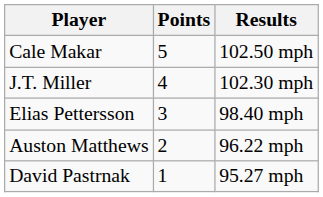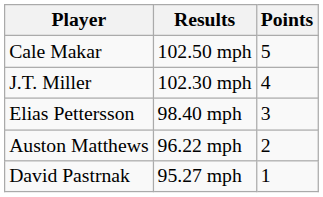columns swapped: (266, 20) <-> (184, 20)
